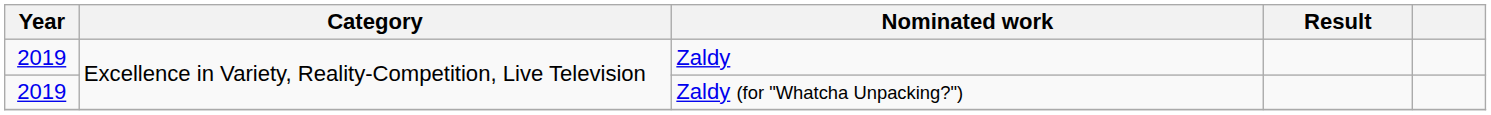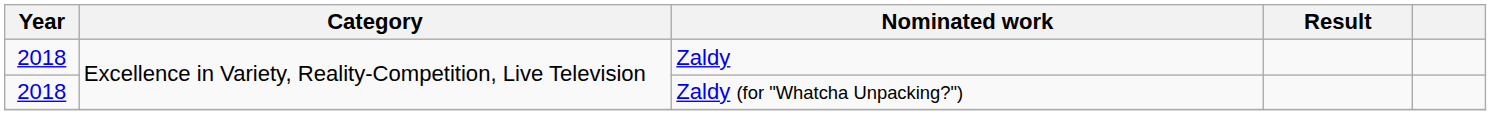(42, 57) 2019 -> (42, 57) 2018
(42, 92) 2019 -> (42, 92) 2018
